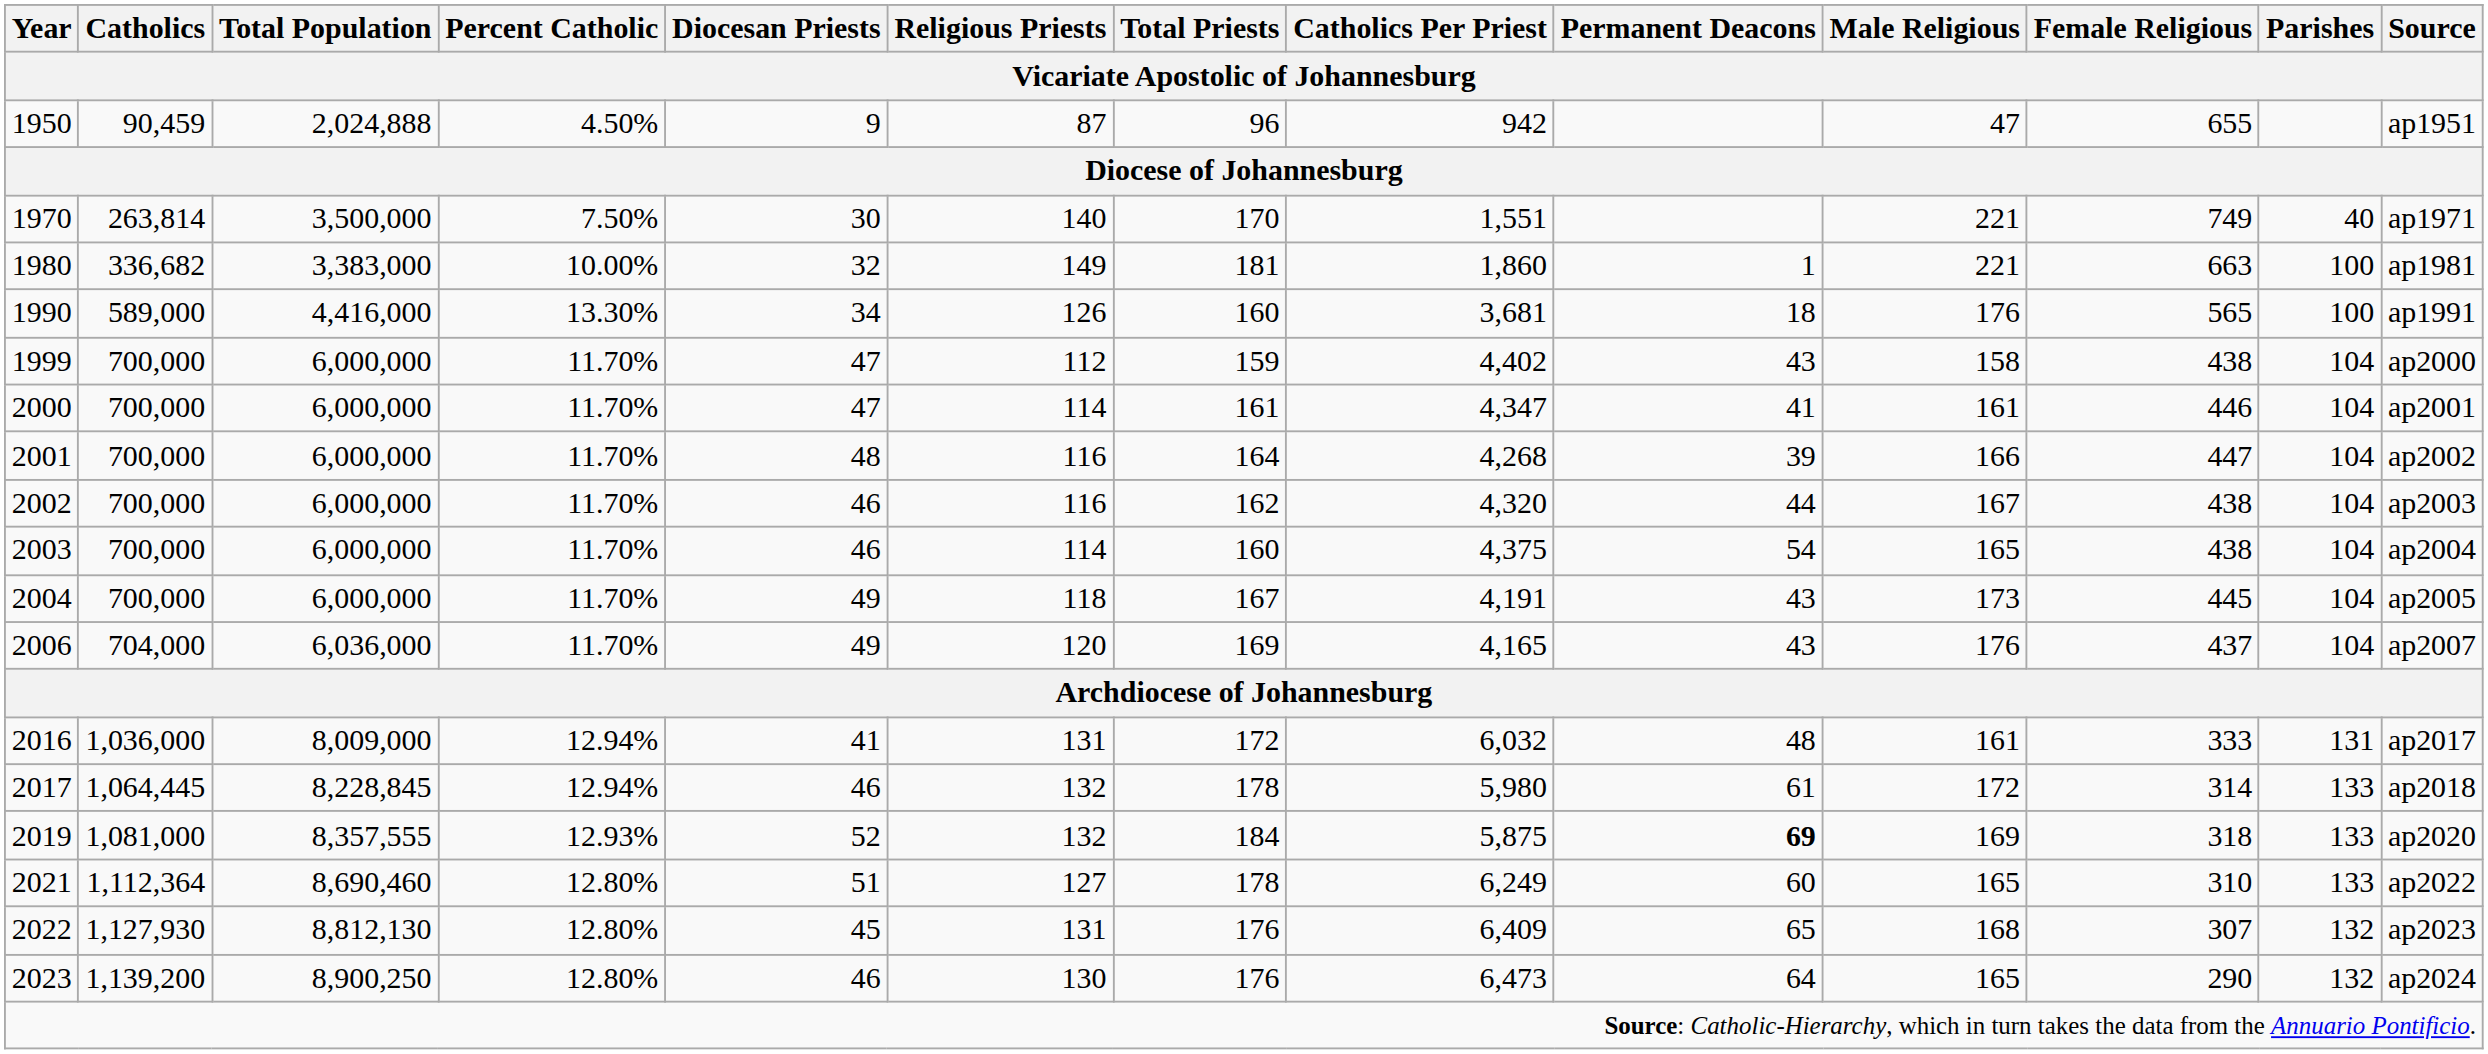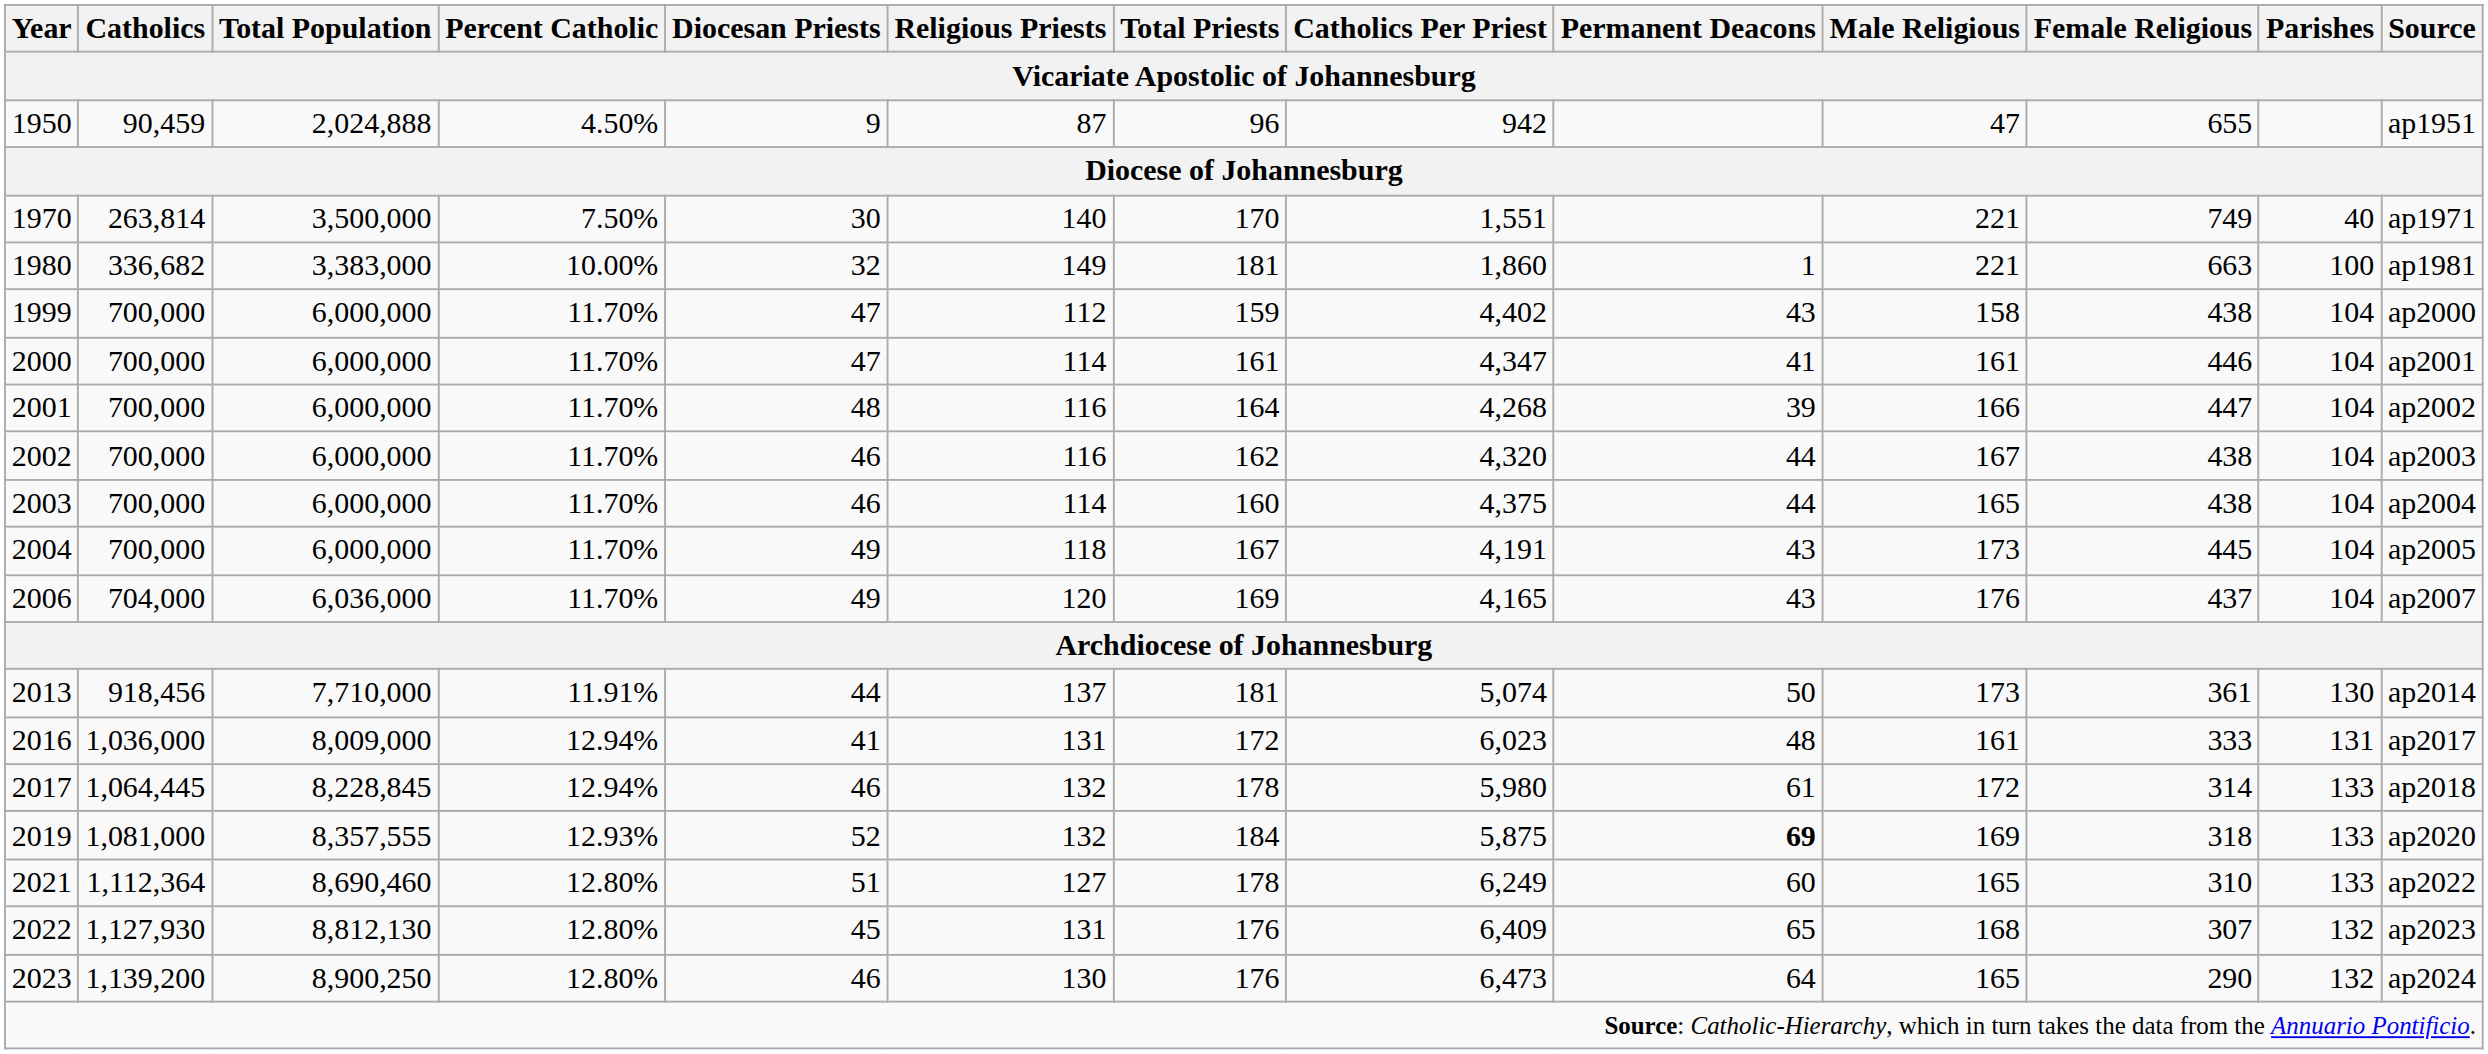- row: (42, 312)
(1801, 550) 54 -> (1801, 502) 44
+ row: (42, 692)
(1513, 739) 6,032 -> (1513, 739) 6,023
